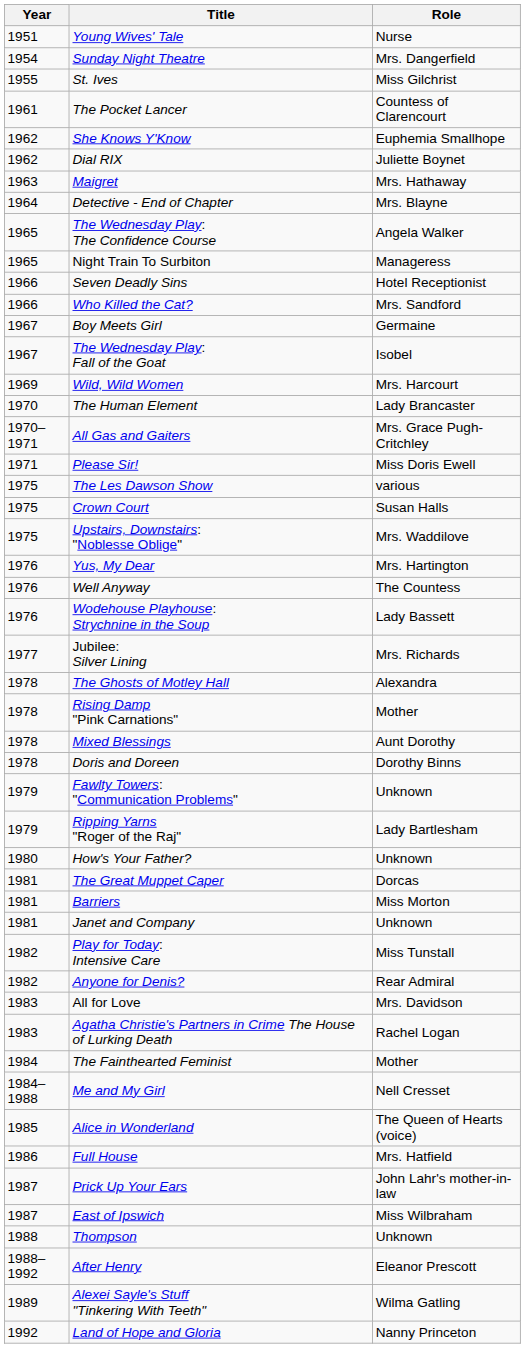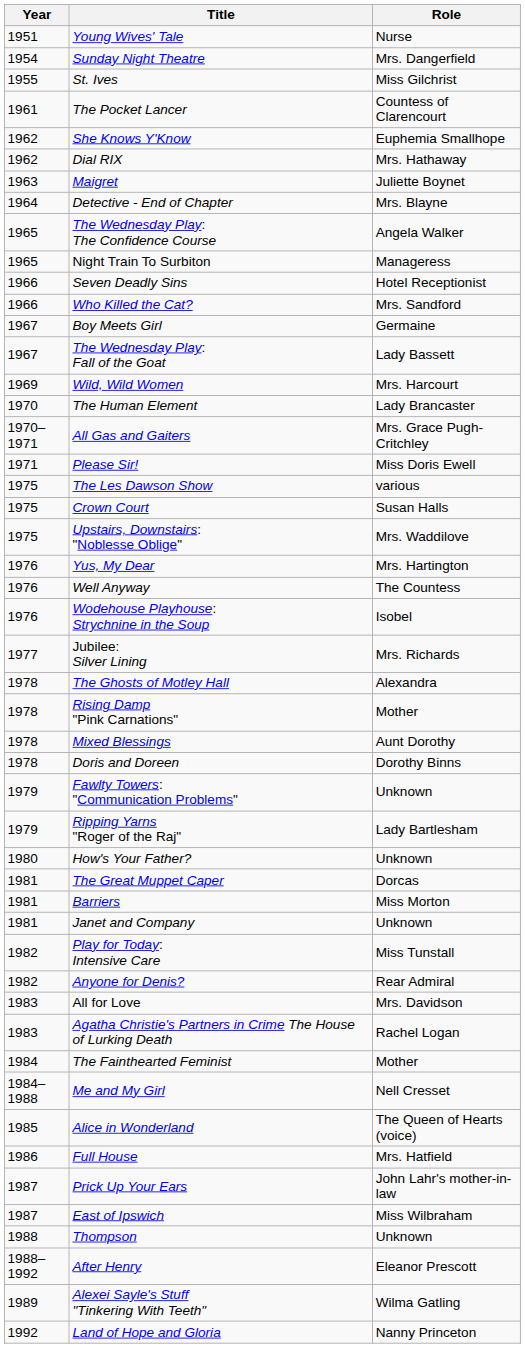(420, 159) Juliette Boynet -> (421, 159) Mrs. Hathaway
(421, 181) Mrs. Hathaway -> (420, 181) Juliette Boynet
(394, 355) Isobel -> (415, 355) Lady Bassett
(415, 617) Lady Bassett -> (394, 617) Isobel
